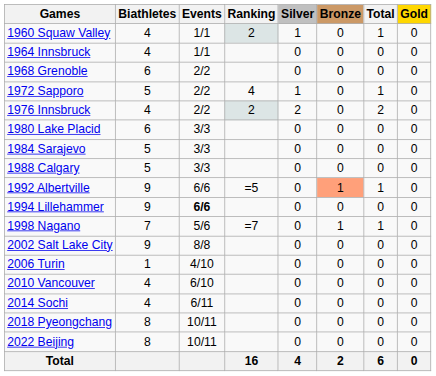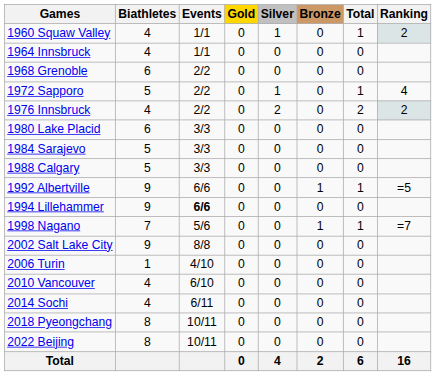columns swapped: (414, 14) <-> (251, 14)
(340, 187) lightsalmon background -> (320, 187) no background
